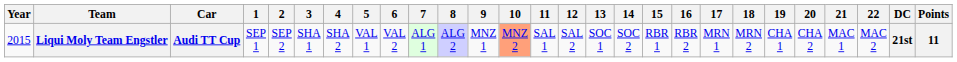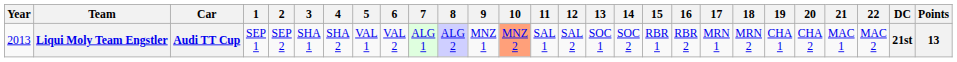(19, 39) 2015 -> (19, 39) 2013
(934, 39) 11 -> (934, 39) 13
